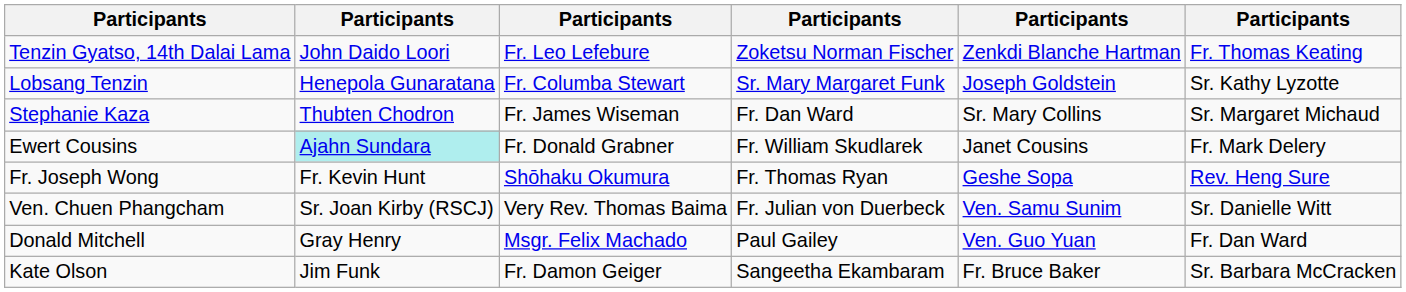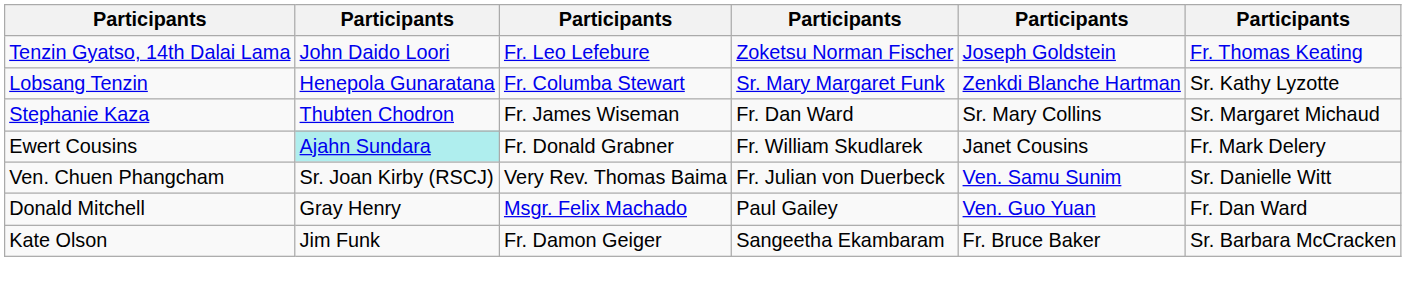(1072, 51) Zenkdi Blanche Hartman -> (1039, 51) Joseph Goldstein
(1039, 83) Joseph Goldstein -> (1072, 83) Zenkdi Blanche Hartman
- row: (84, 177)
